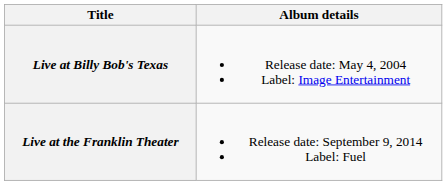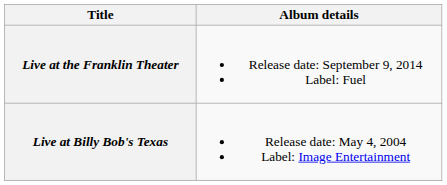rows swapped: (100, 64) <-> (100, 141)
